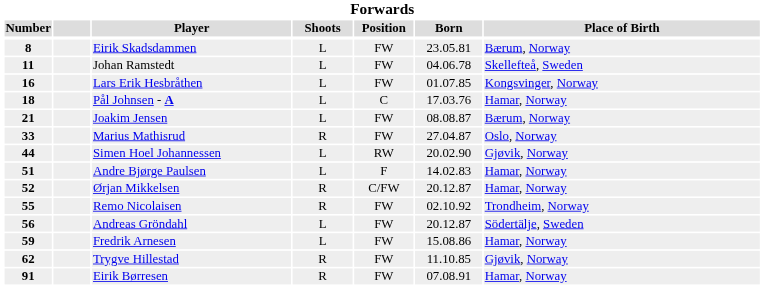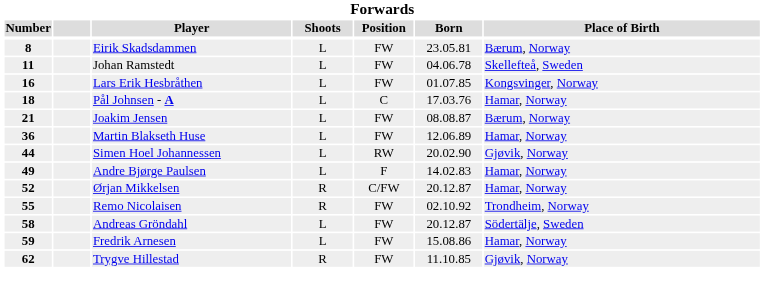- row: (139, 135)
+ row: (149, 135)
(28, 170) 51 -> (28, 170) 49
(28, 223) 56 -> (28, 223) 58
- row: (130, 276)
